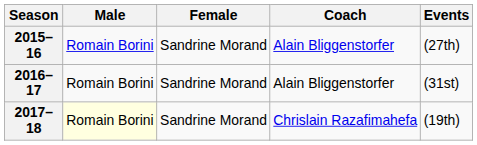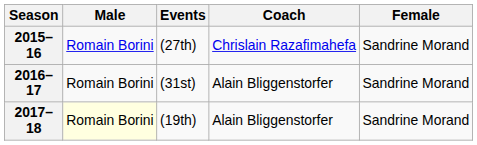columns swapped: (213, 15) <-> (446, 15)
(334, 45) Alain Bliggenstorfer -> (284, 45) Chrislain Razafimahefa
(345, 120) Chrislain Razafimahefa -> (273, 120) Alain Bliggenstorfer
